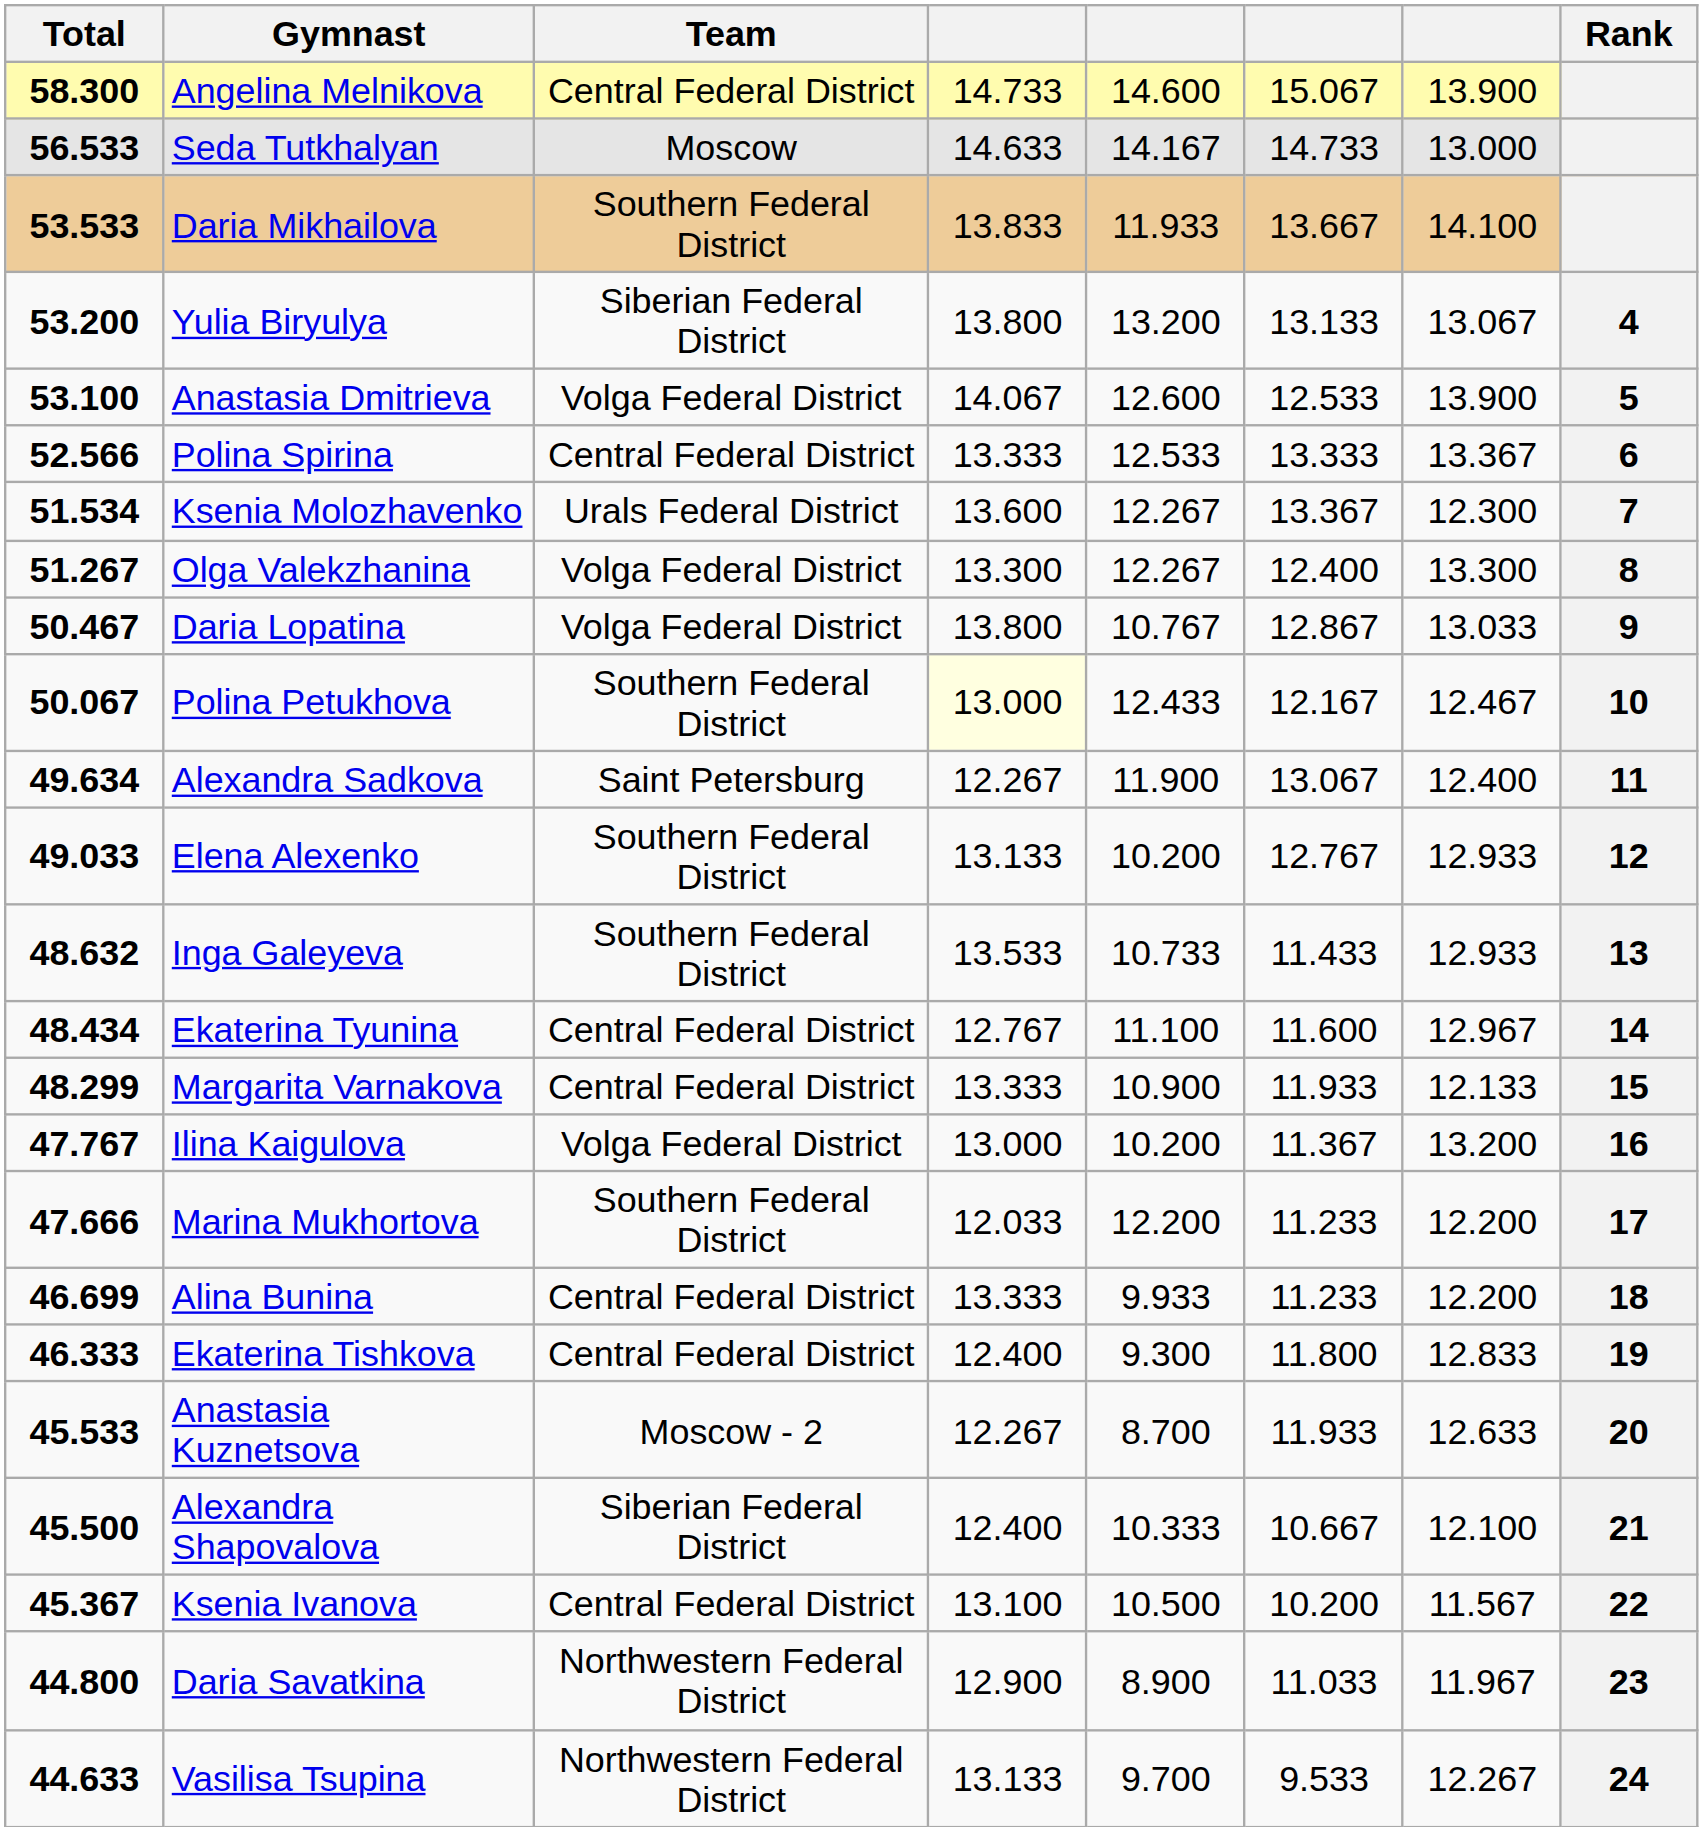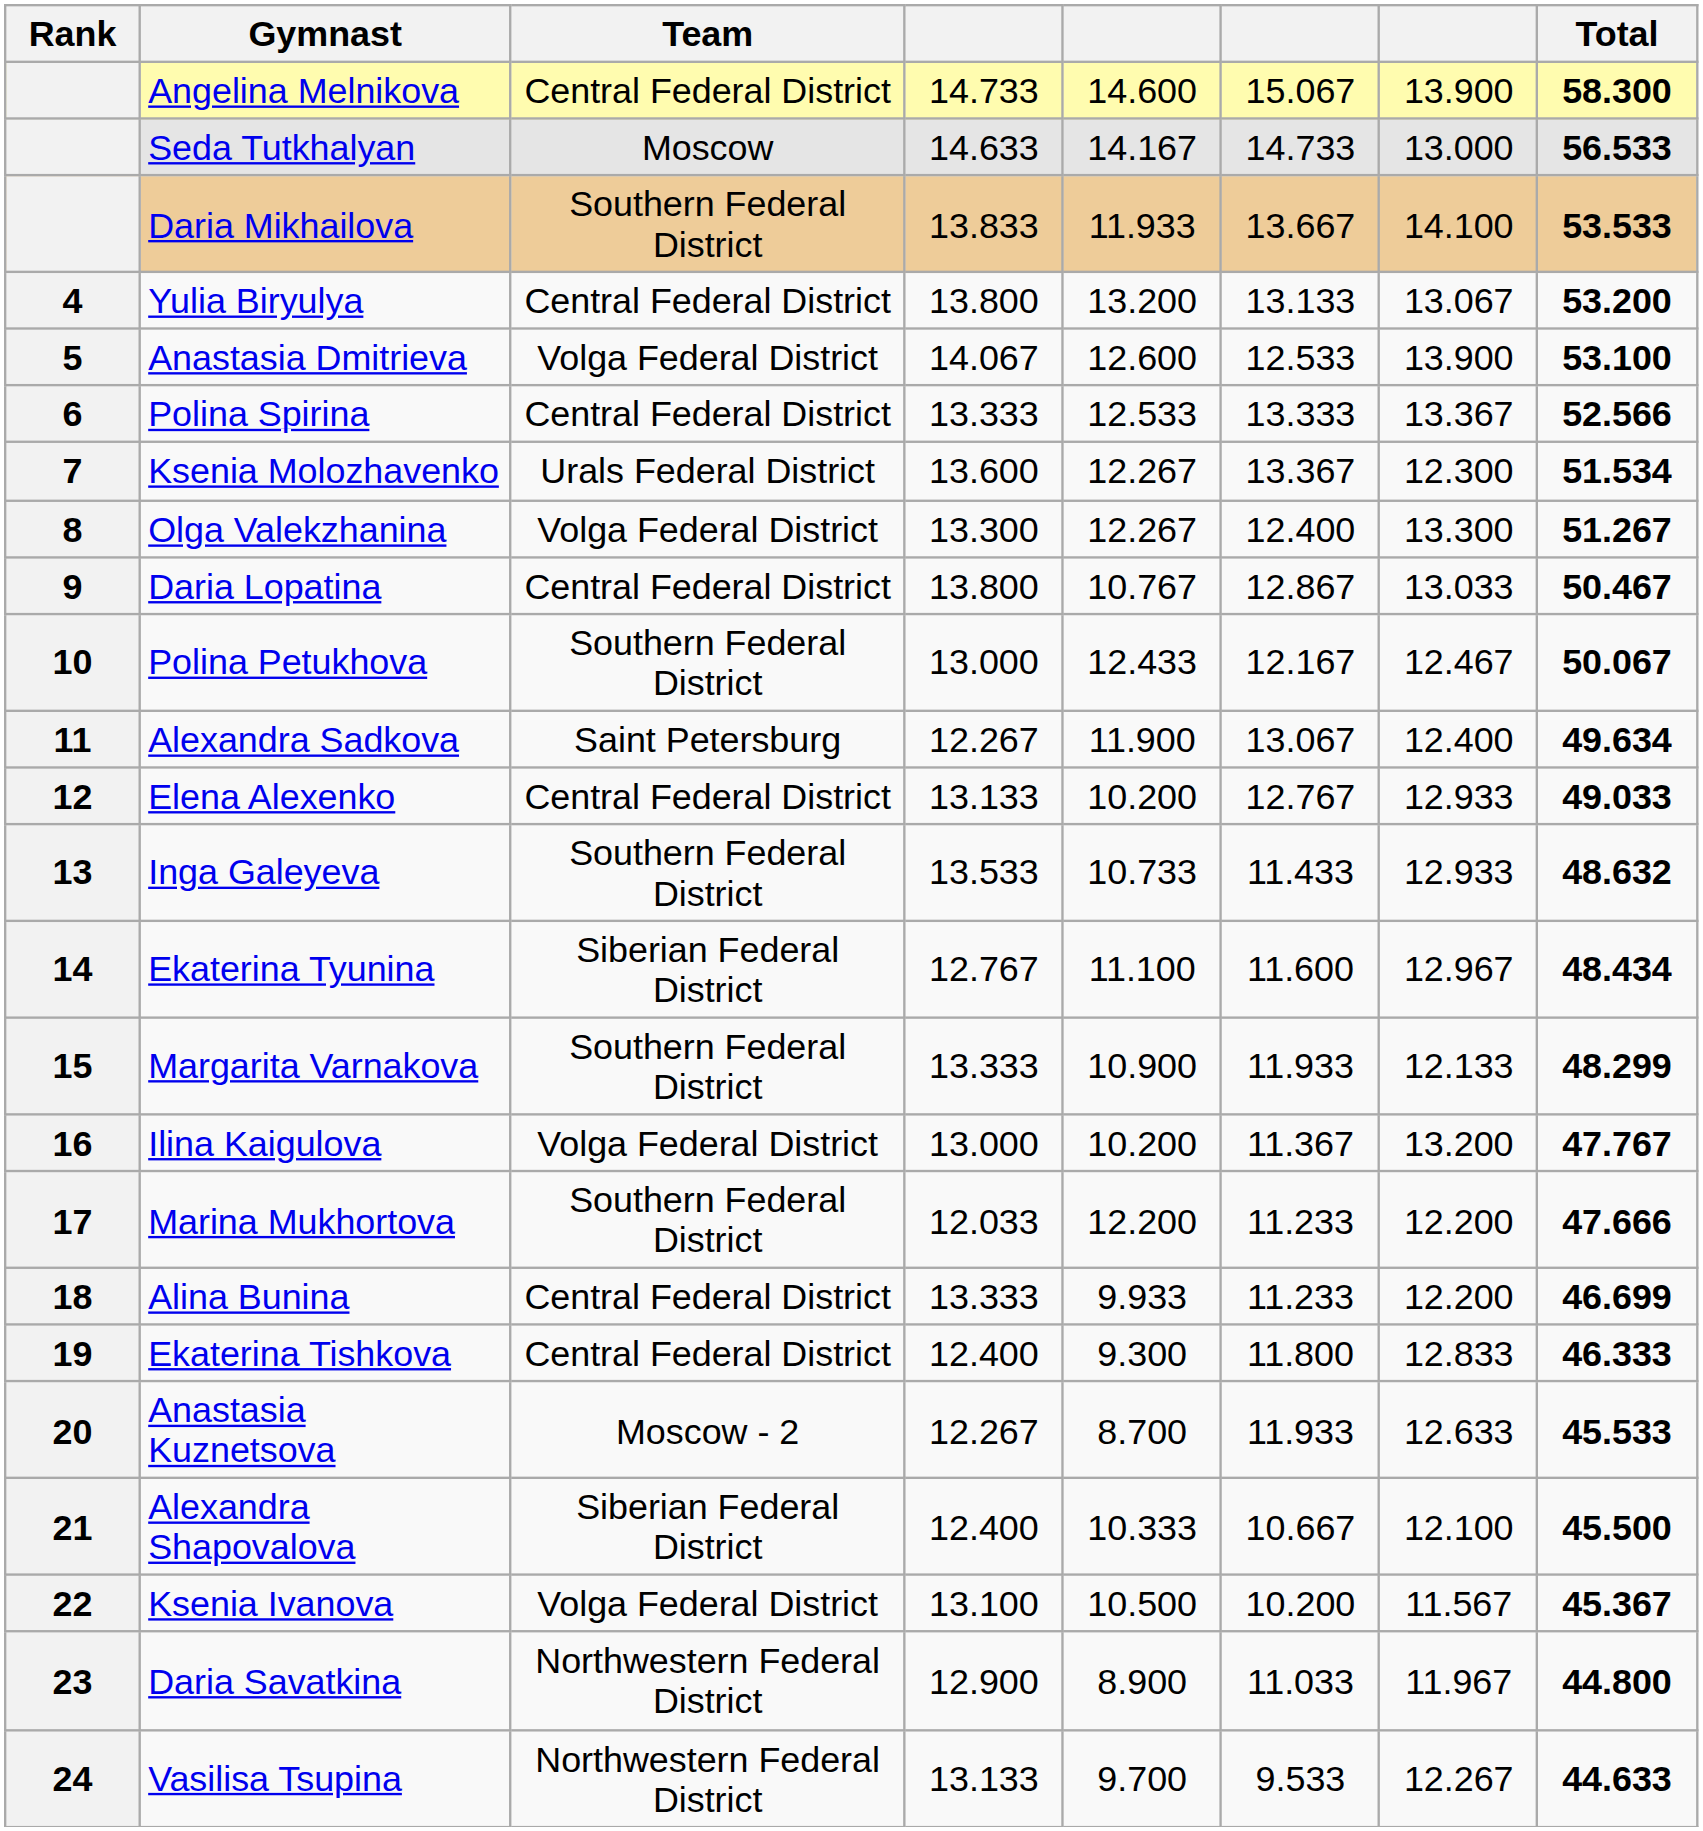columns swapped: (1629, 34) <-> (84, 34)
(731, 321) Siberian Federal District -> (708, 301) Central Federal District
(731, 625) Volga Federal District -> (708, 585) Central Federal District
(1007, 702) lightyellow background -> (984, 662) no background
(731, 856) Southern Federal District -> (708, 795) Central Federal District
(731, 1029) Central Federal District -> (708, 969) Siberian Federal District
(731, 1086) Central Federal District -> (708, 1066) Southern Federal District
(731, 1604) Central Federal District -> (708, 1604) Volga Federal District
